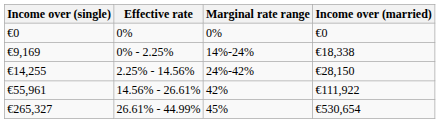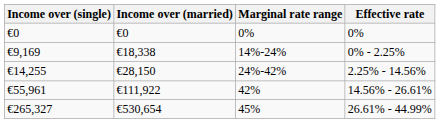columns swapped: (374, 14) <-> (158, 14)
